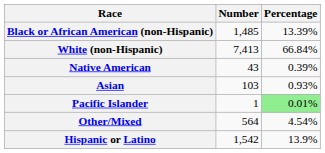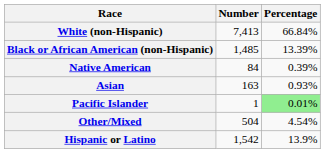rows swapped: (110, 49) <-> (110, 31)
(253, 67) 43 -> (253, 67) 84
(250, 85) 103 -> (250, 85) 163
(250, 121) 564 -> (250, 121) 504
